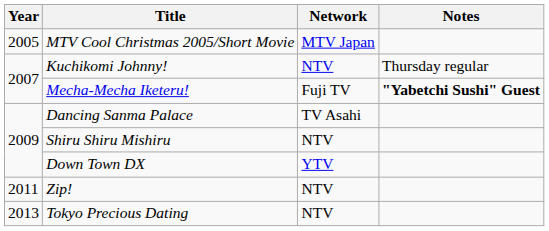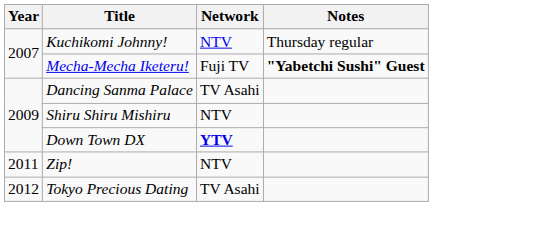- row: (170, 41)
(317, 164) normal -> (216, 139) bold
(24, 213) 2013 -> (24, 189) 2012
(317, 213) NTV -> (230, 189) TV Asahi
